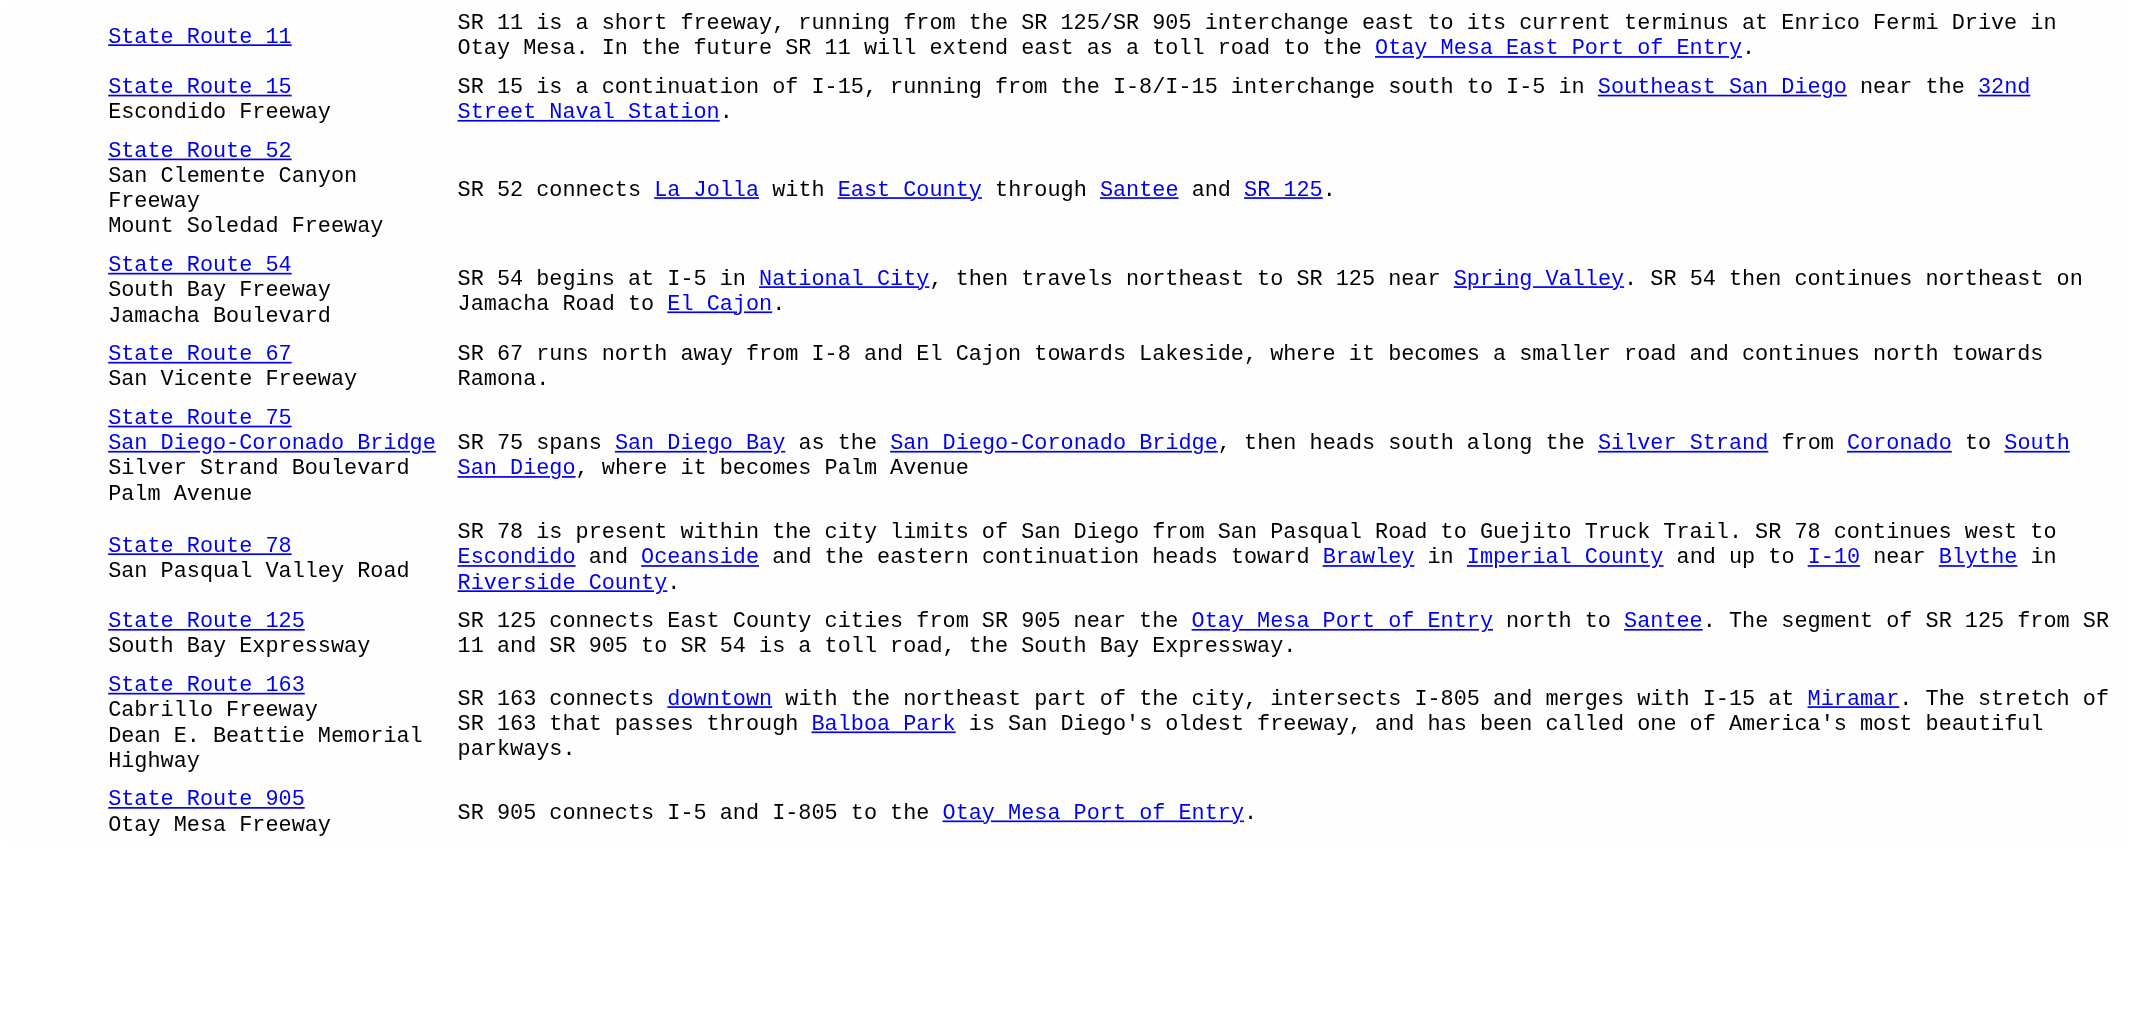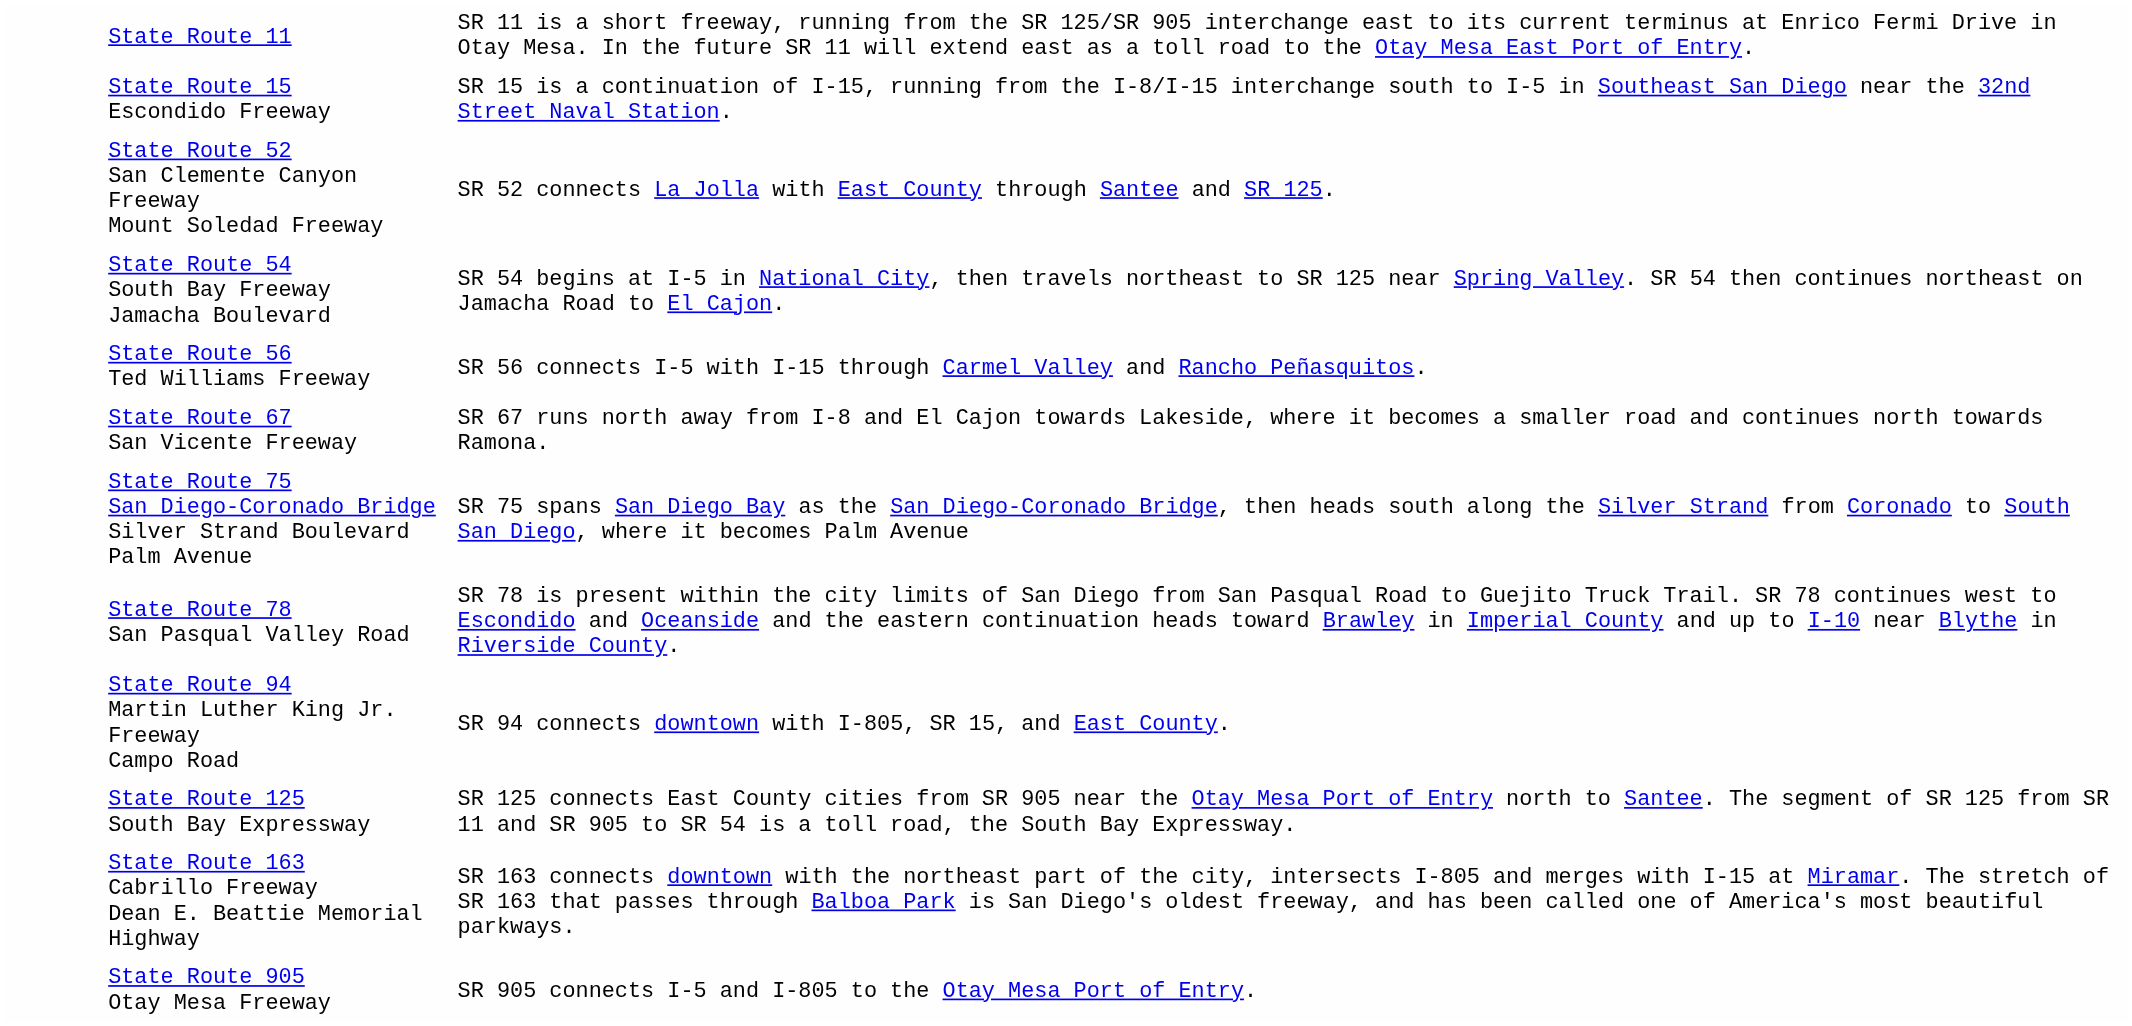+ row: (239, 367)
+ row: (252, 723)
